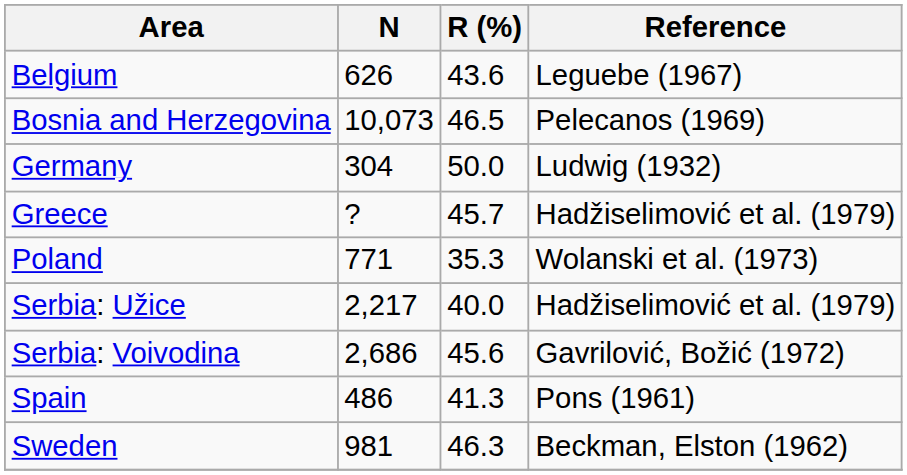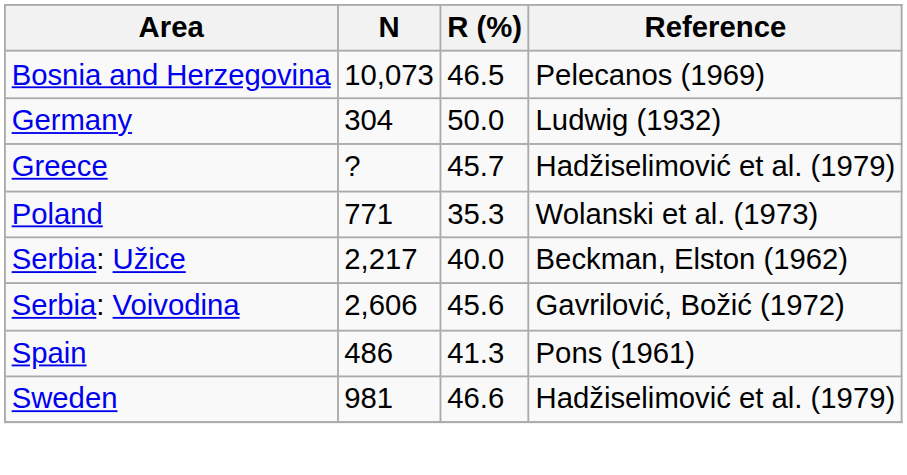- row: (65, 74)
(715, 306) Hadžiselimović et al. (1979) -> (692, 259) Beckman, Elston (1962)
(381, 352) 2,686 -> (381, 306) 2,606
(476, 445) 46.3 -> (476, 399) 46.6
(692, 445) Beckman, Elston (1962) -> (715, 399) Hadžiselimović et al. (1979)
